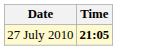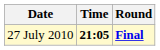+ column: (134, 14)
